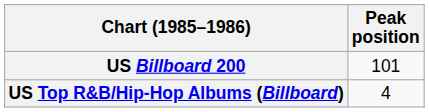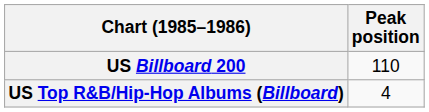(386, 65) 101 -> (386, 65) 110
